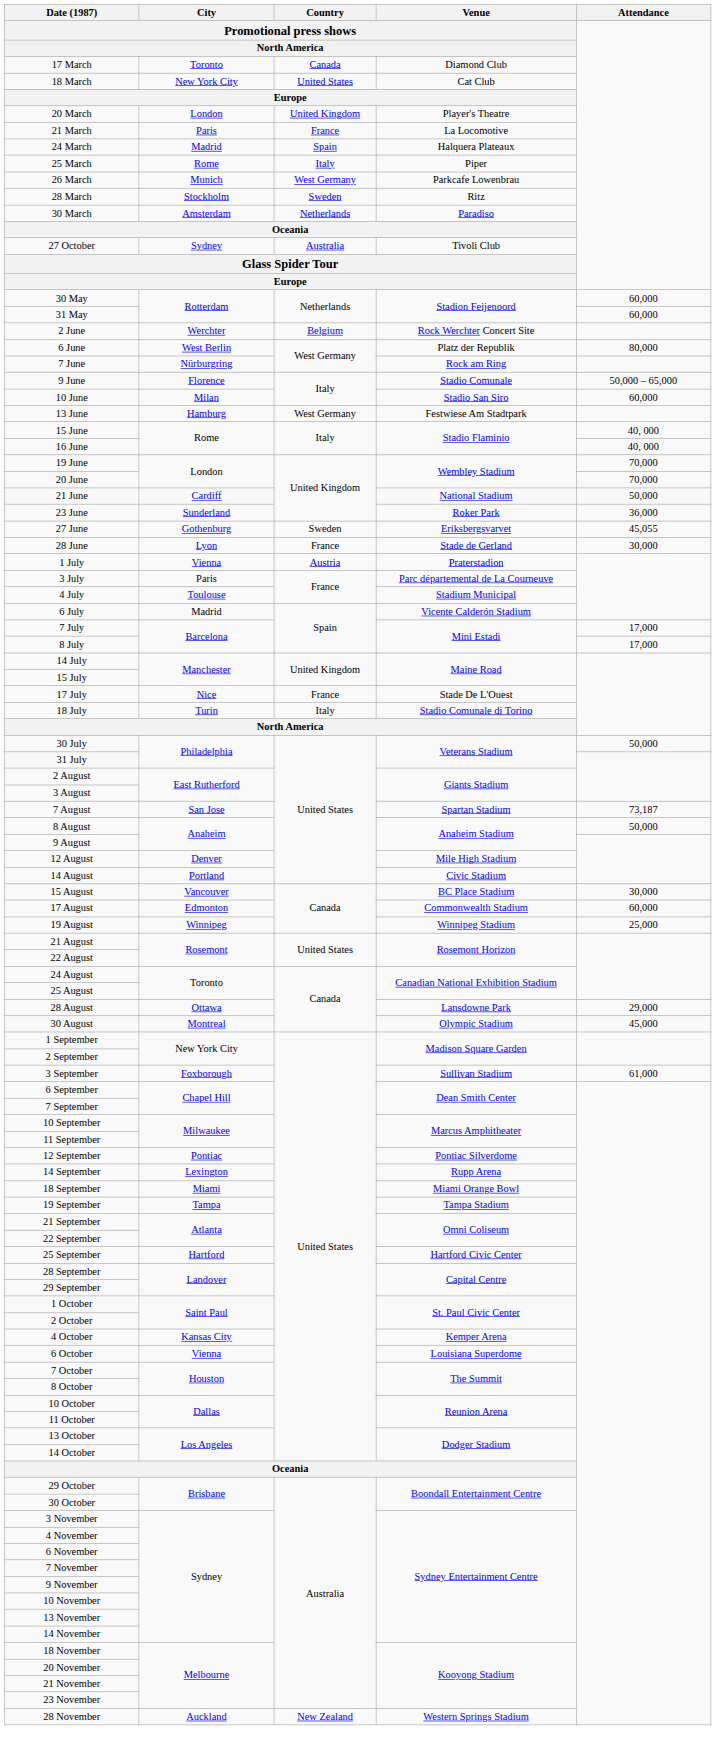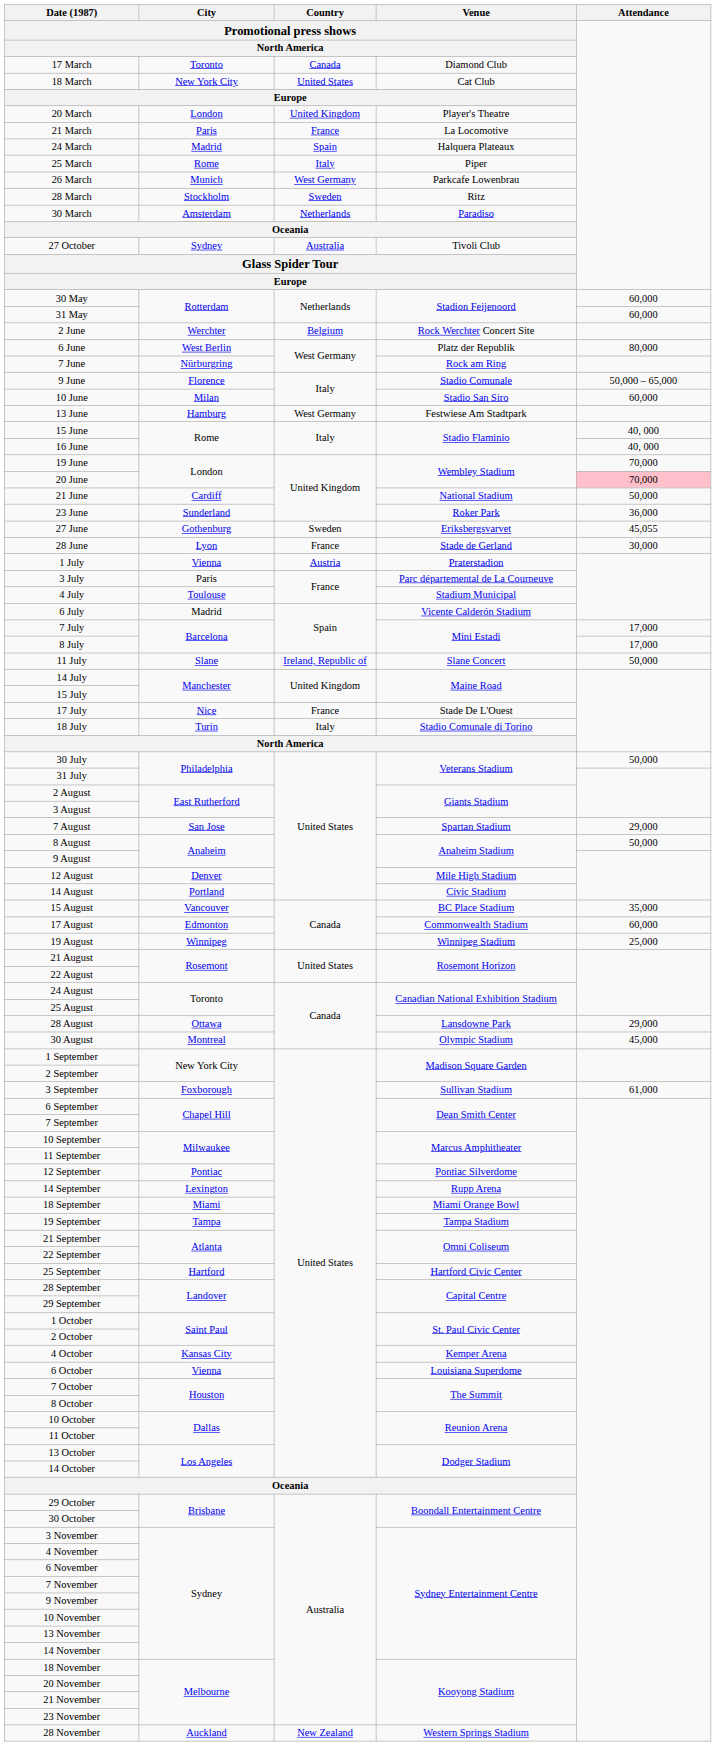(643, 479) no background -> (643, 479) pink background
+ row: (72, 661)
(643, 809) 73,187 -> (643, 826) 29,000
(643, 892) 30,000 -> (643, 908) 35,000
